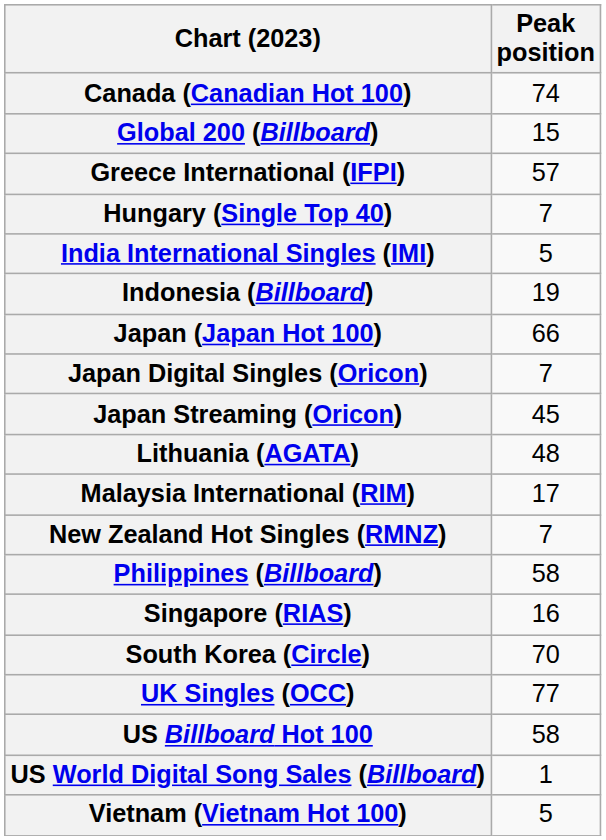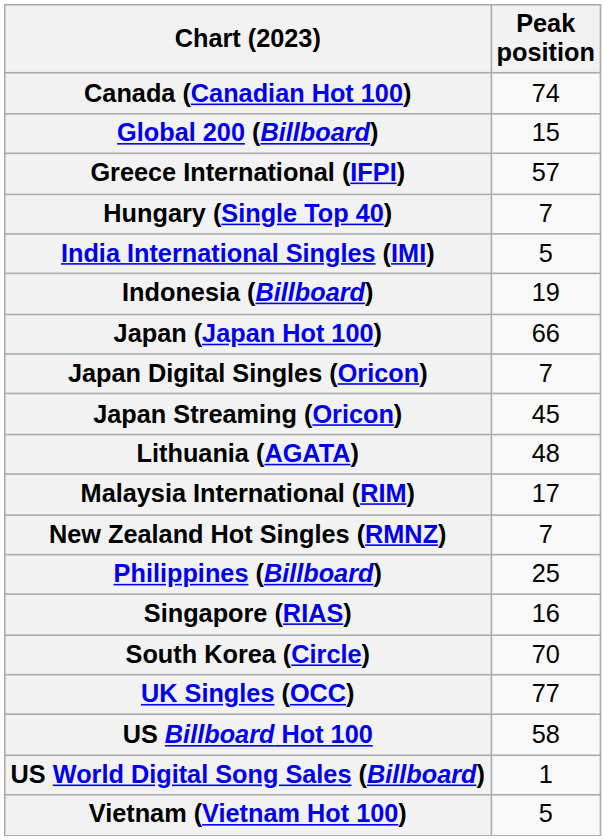(546, 574) 58 -> (546, 574) 25
